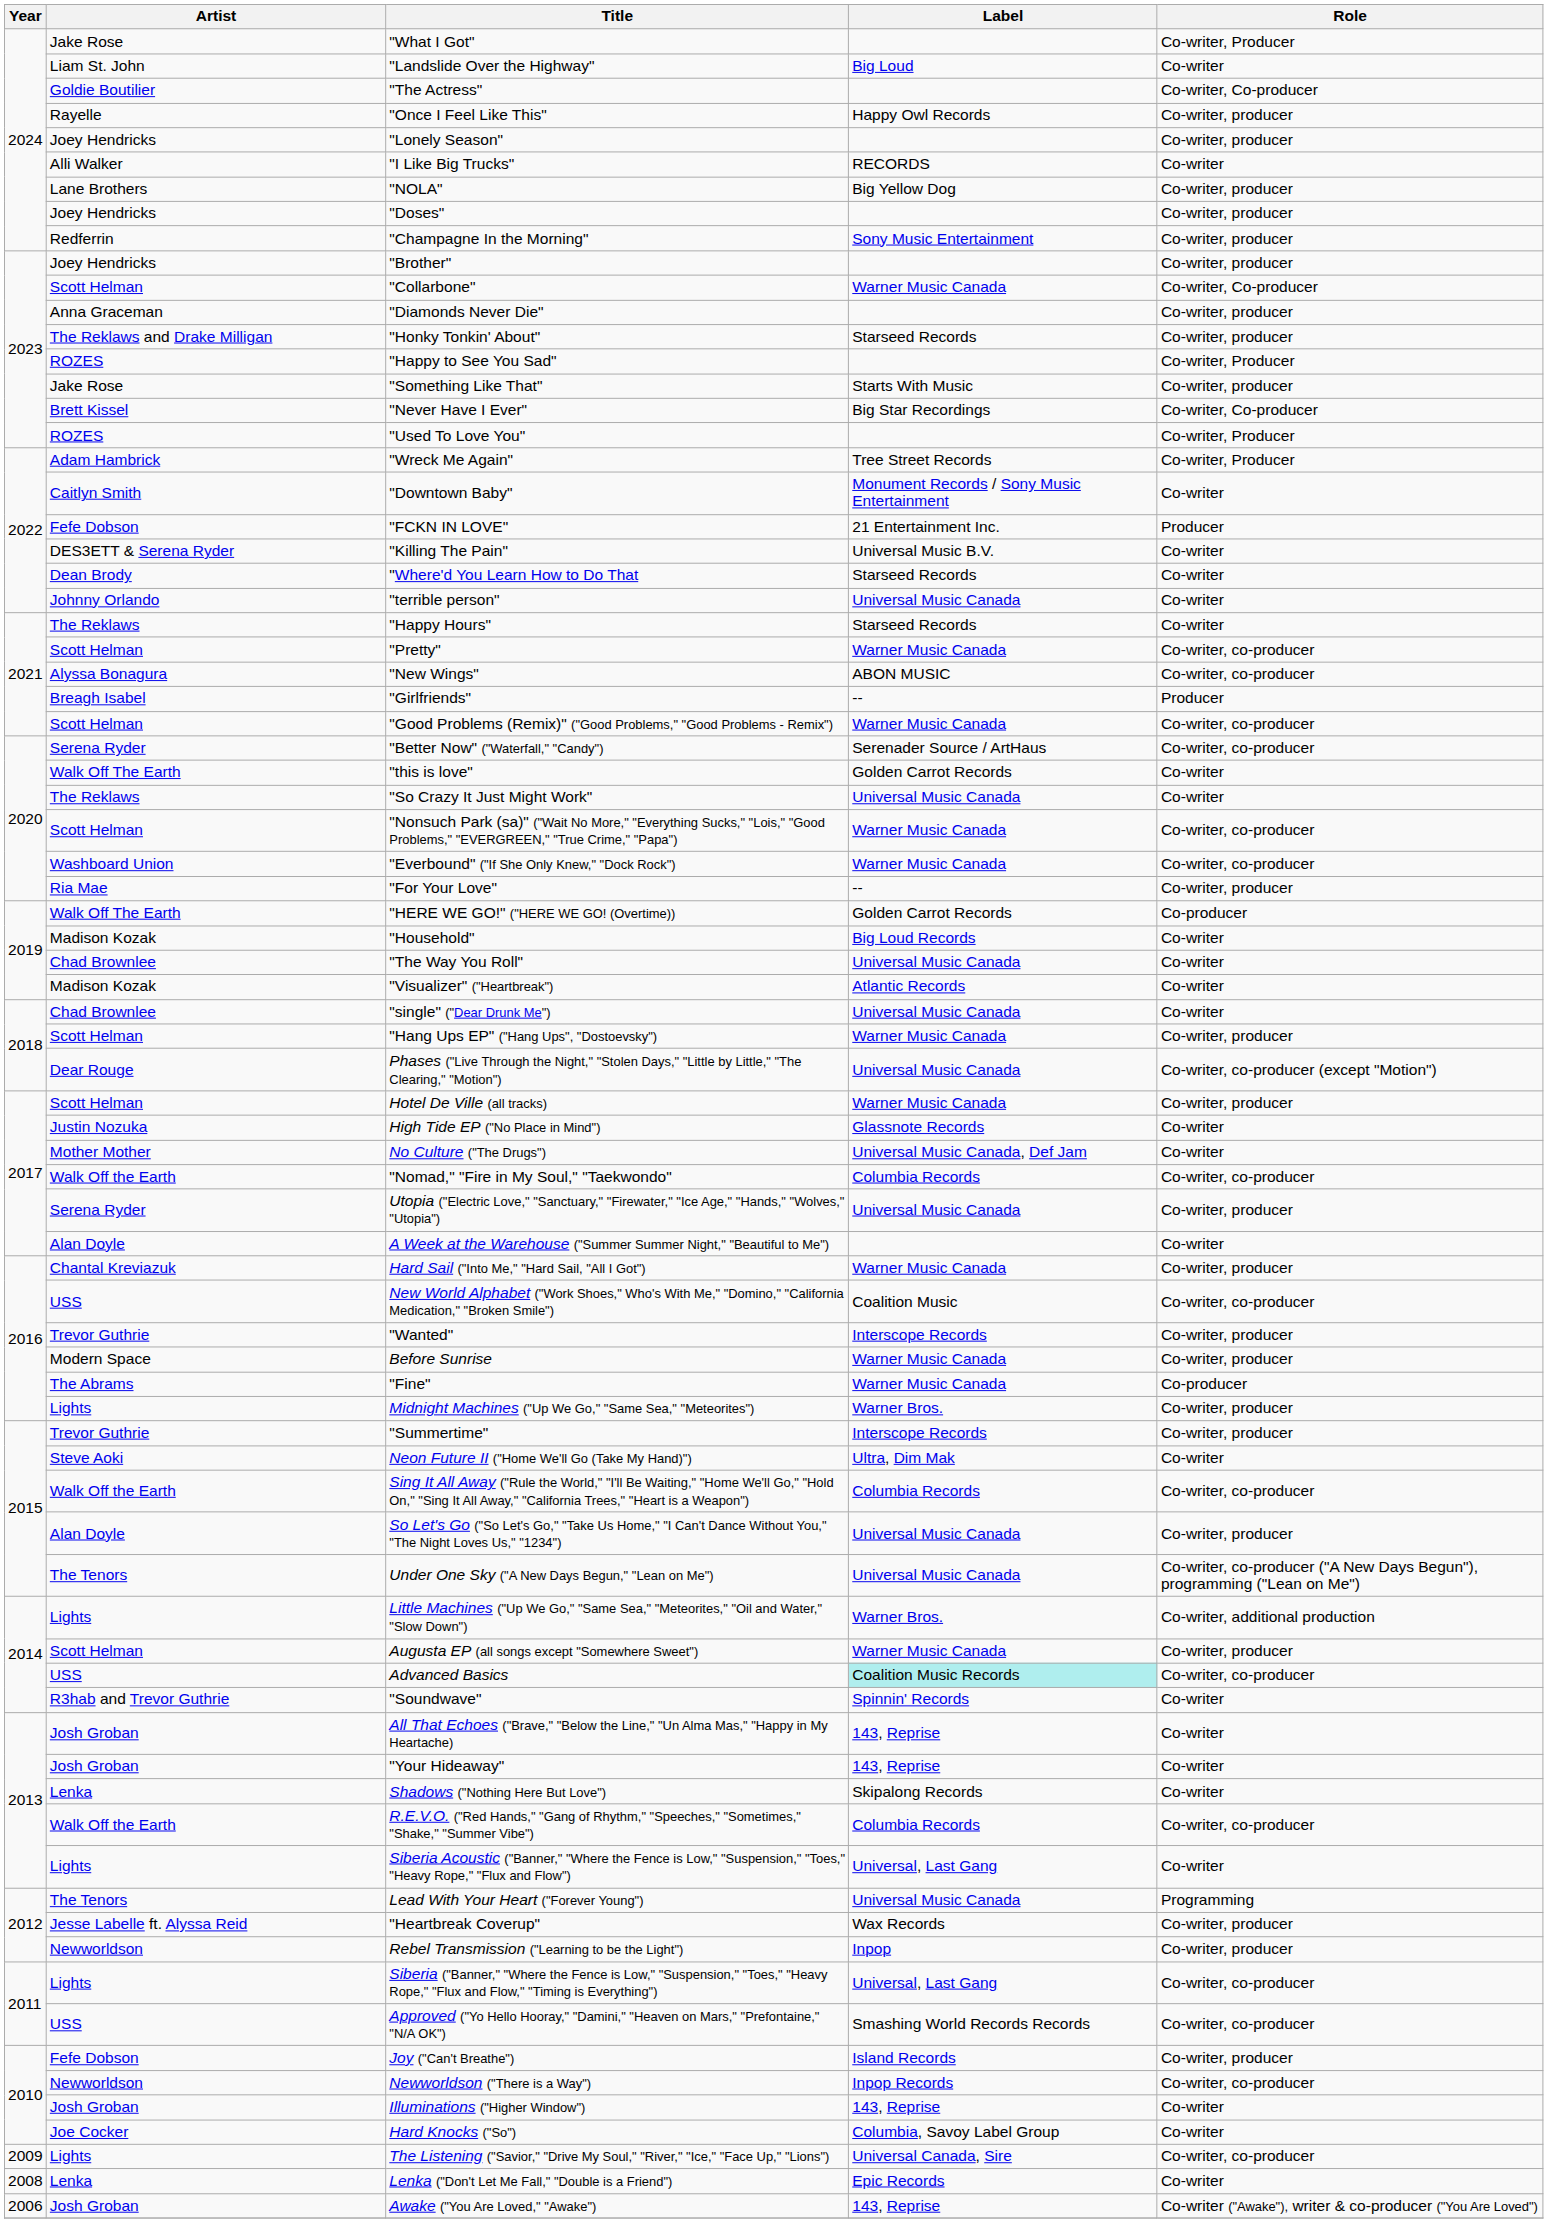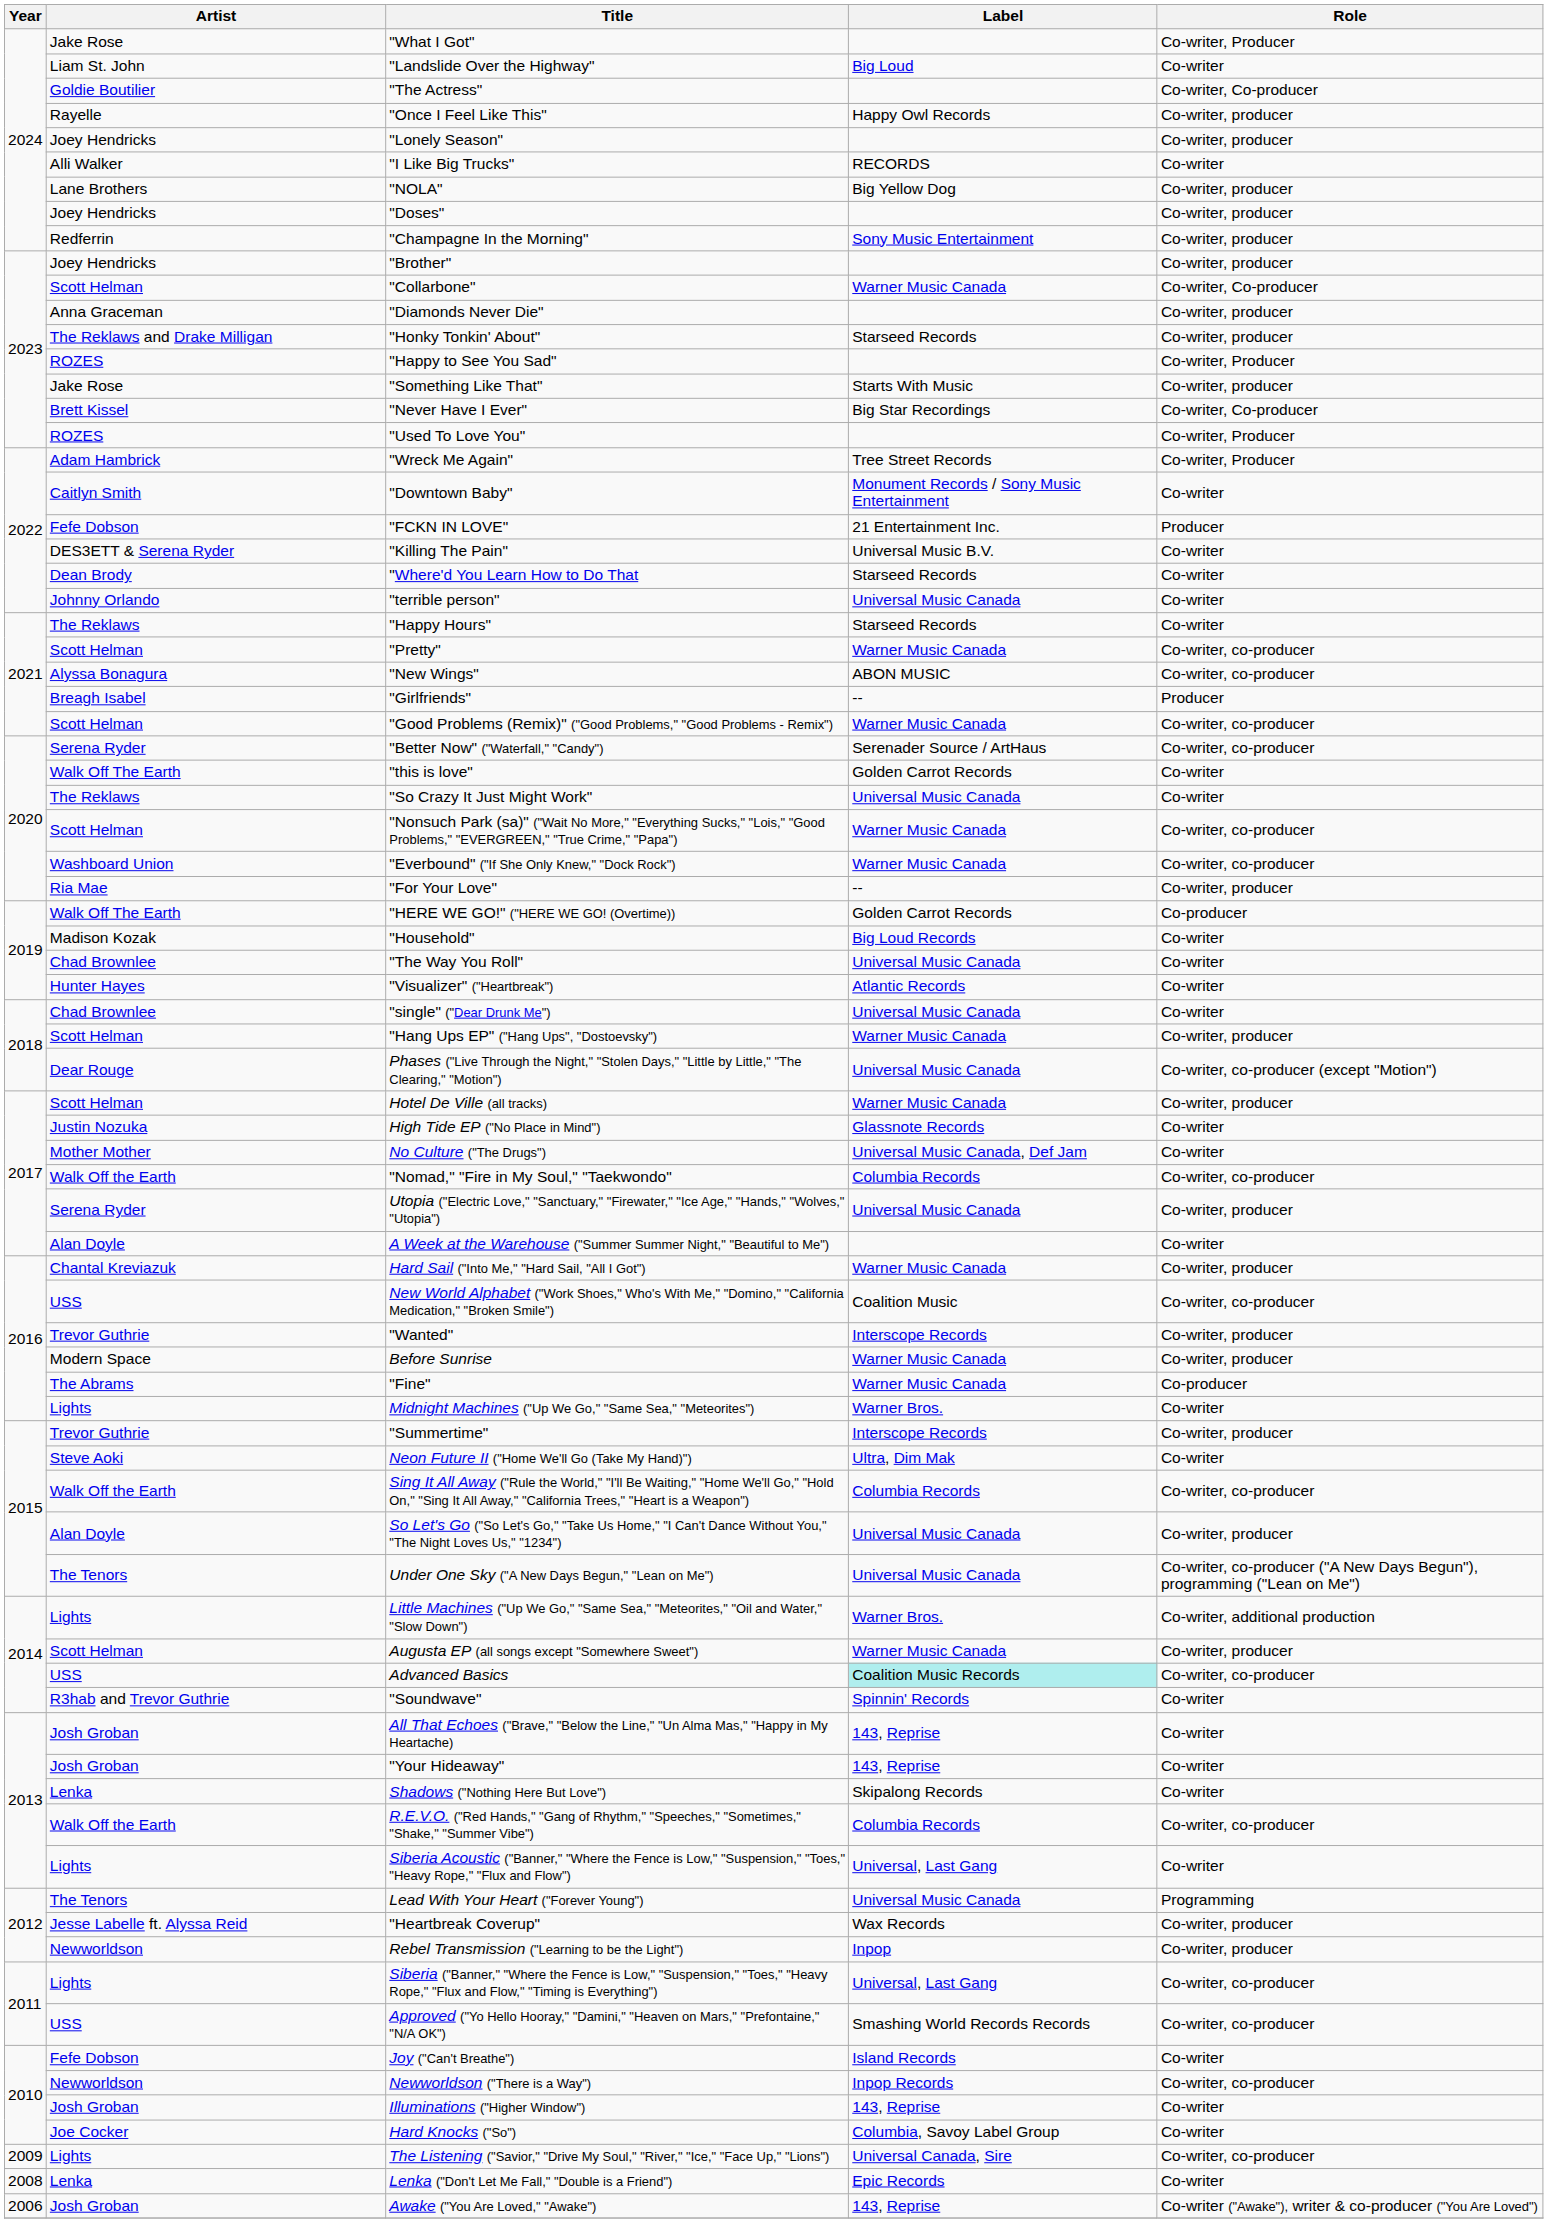(103, 987) Madison Kozak -> (97, 987) Hunter Hayes
(1227, 1408) Co-writer, producer -> (1192, 1408) Co-writer
(1227, 2058) Co-writer, producer -> (1192, 2058) Co-writer
